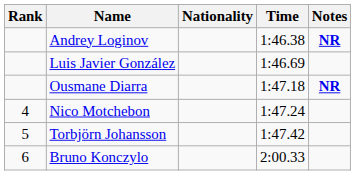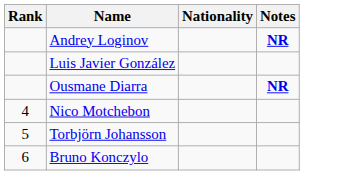- column: (282, 16)
